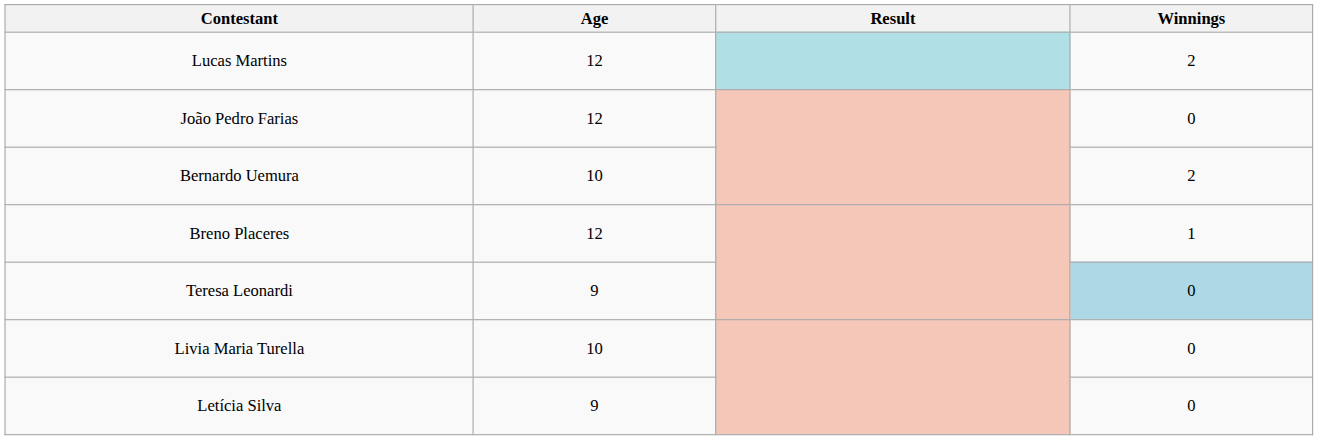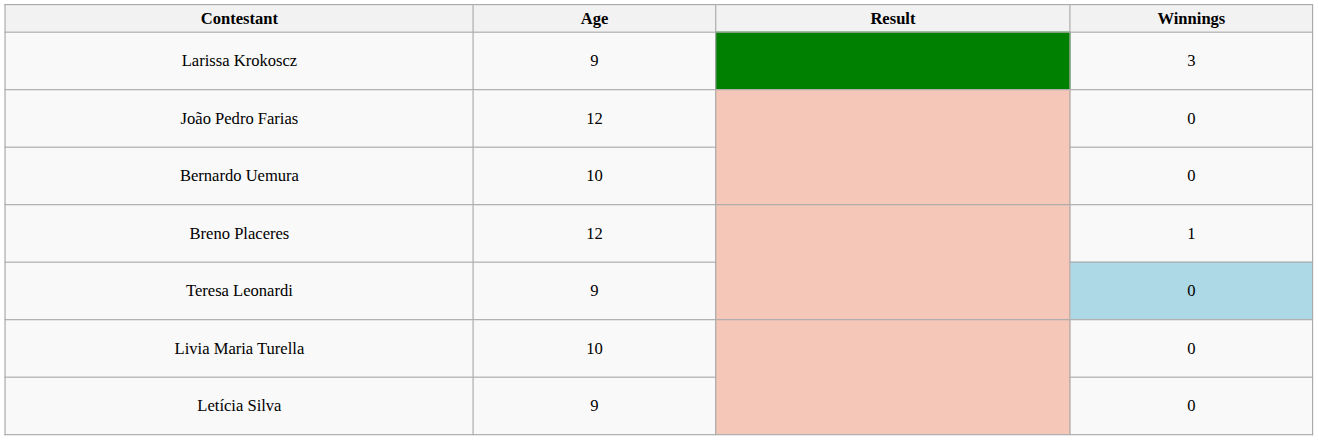+ row: (239, 60)
- row: (239, 60)
(1191, 175) 2 -> (1191, 175) 0
